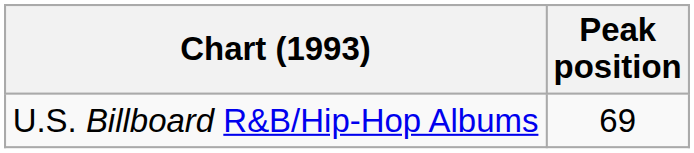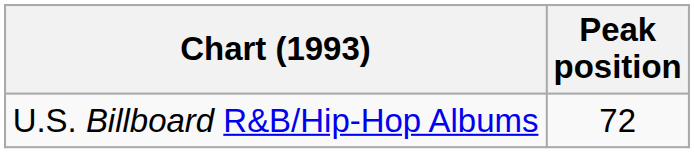(618, 119) 69 -> (618, 119) 72
